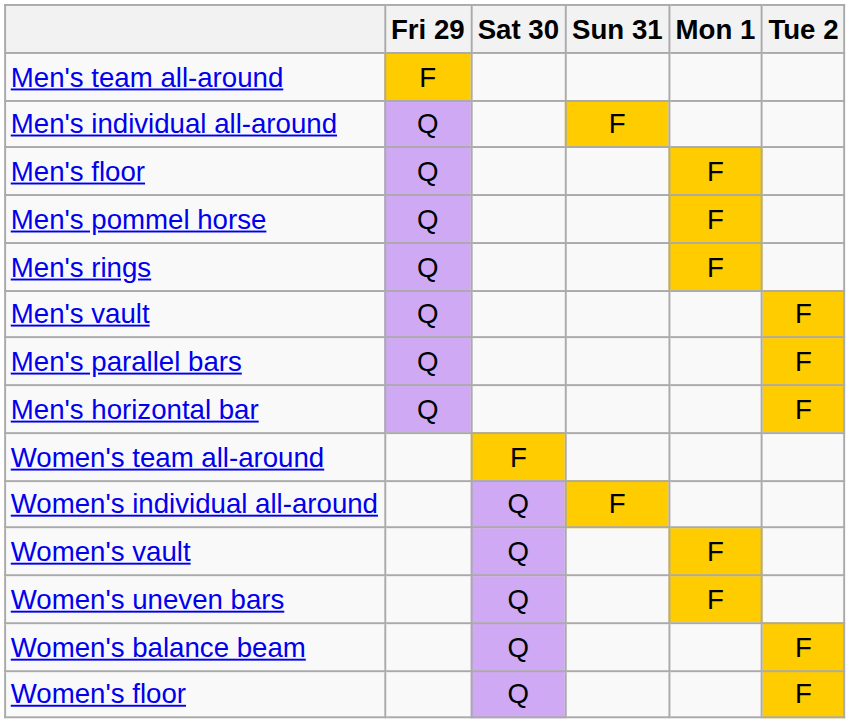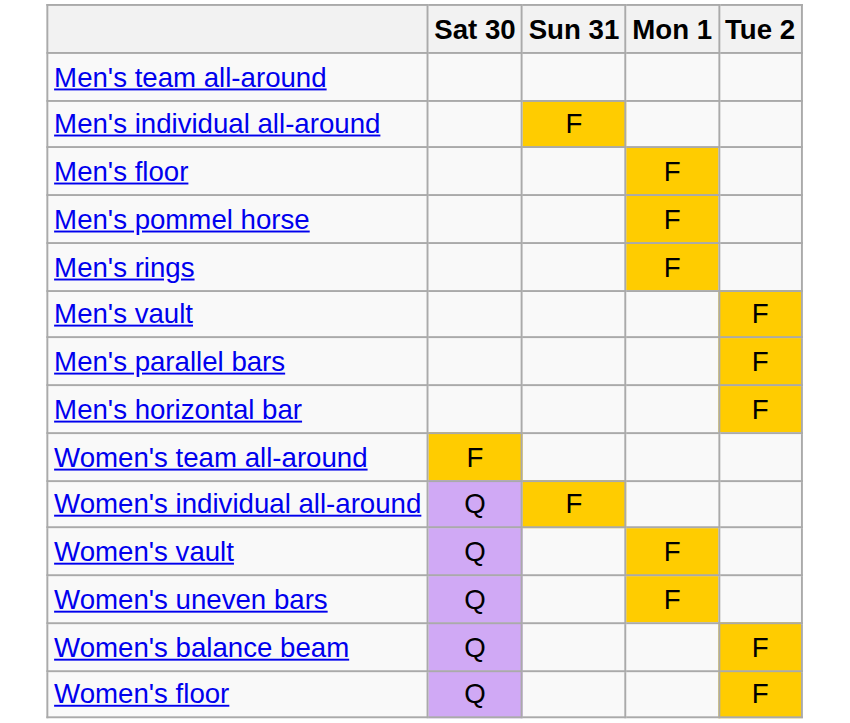- column: (428, 29)
